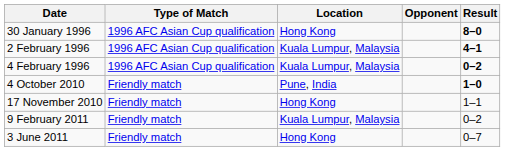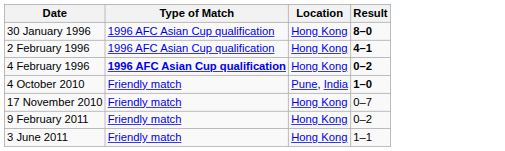- column: (431, 14)
(340, 49) Kuala Lumpur, Malaysia -> (319, 49) Hong Kong
(191, 67) normal -> (197, 67) bold
(340, 67) Kuala Lumpur, Malaysia -> (319, 67) Hong Kong
(472, 102) 1–1 -> (363, 102) 0–7
(340, 120) Kuala Lumpur, Malaysia -> (319, 120) Hong Kong
(472, 138) 0–7 -> (363, 138) 1–1
